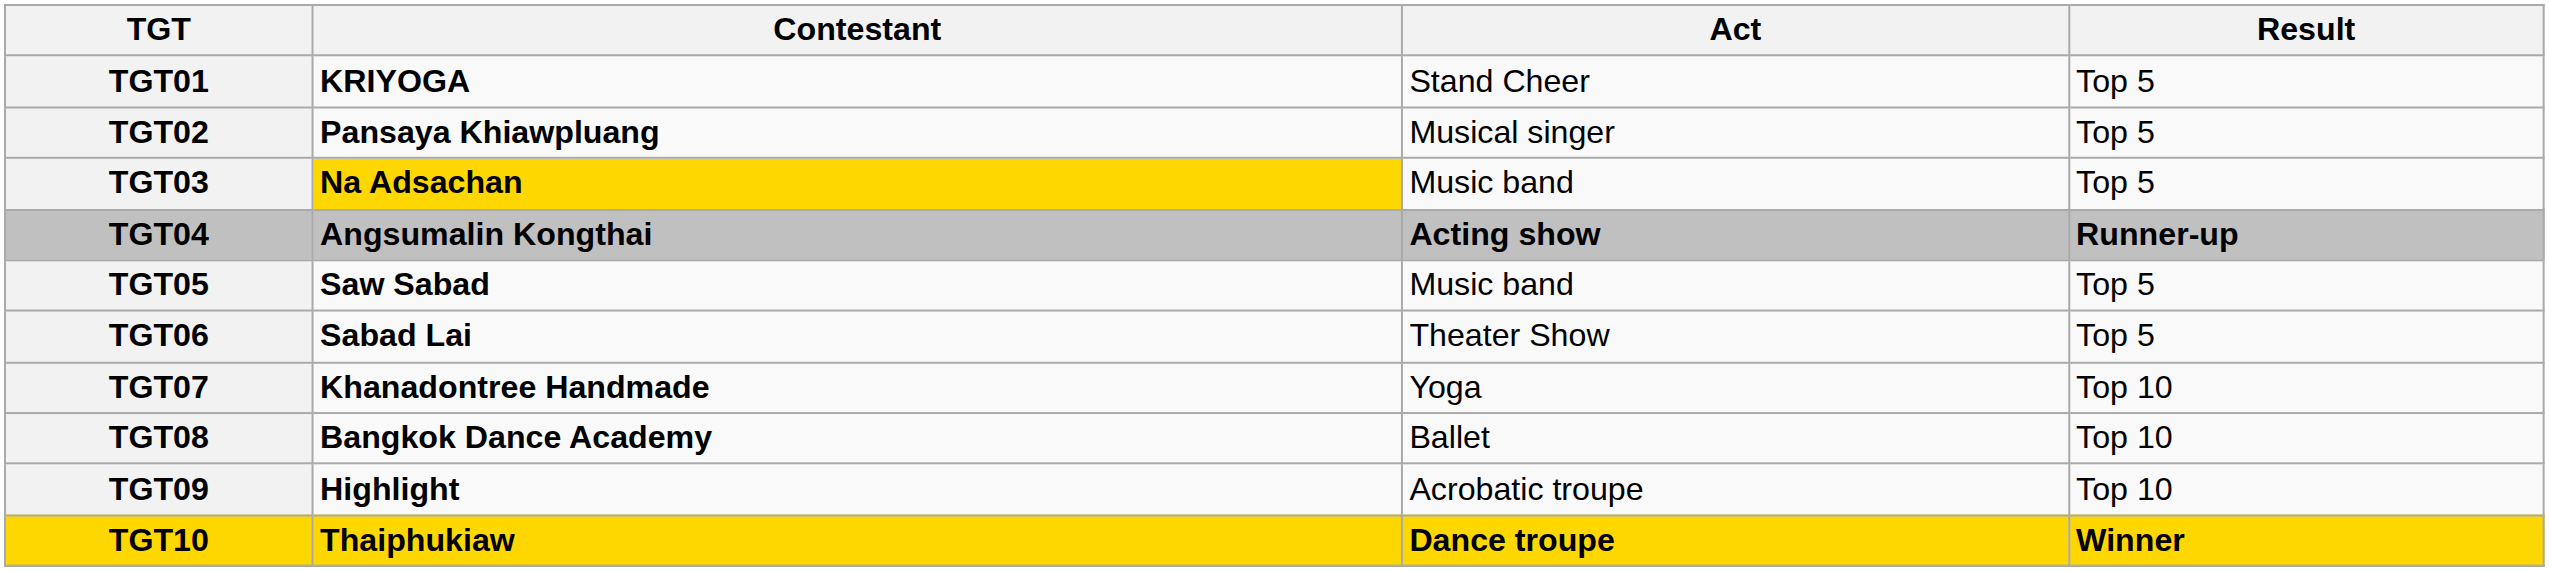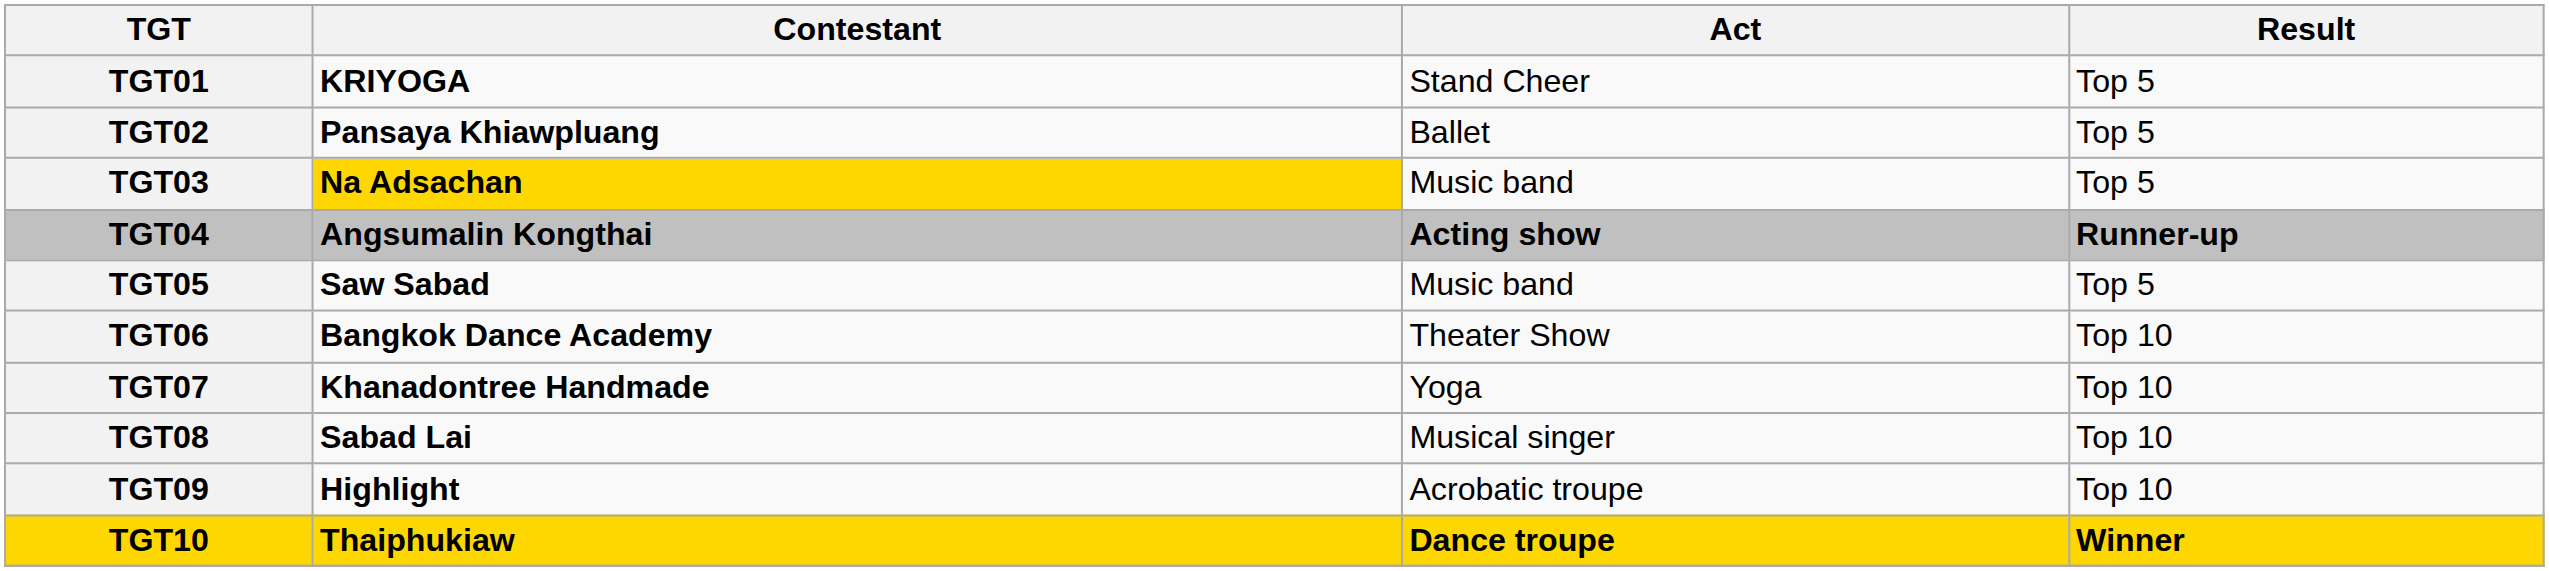(1512, 132) Musical singer -> (1450, 132) Ballet
(396, 336) Sabad Lai -> (516, 336) Bangkok Dance Academy
(2115, 336) Top 5 -> (2124, 336) Top 10
(516, 438) Bangkok Dance Academy -> (396, 438) Sabad Lai
(1450, 438) Ballet -> (1512, 438) Musical singer
